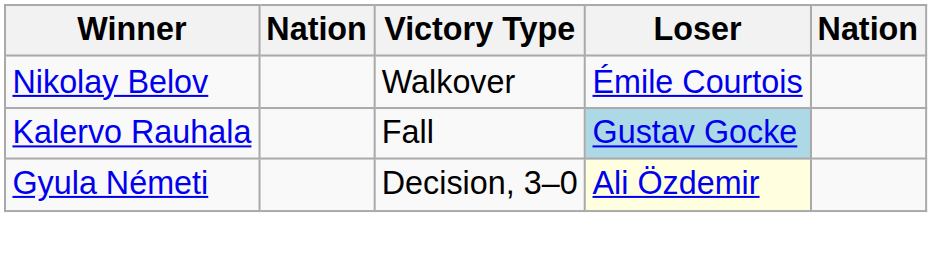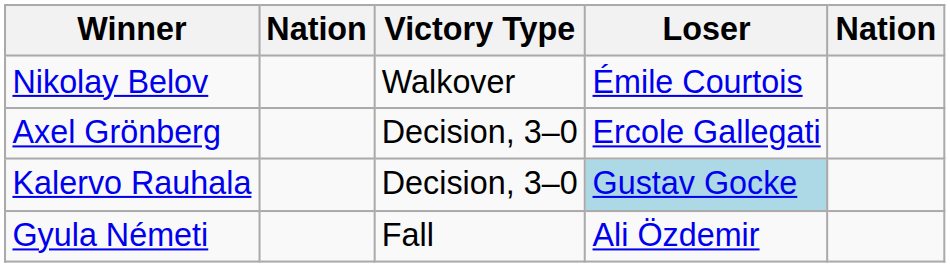+ row: (117, 132)
(408, 132) Fall -> (480, 183) Decision, 3–0
(480, 183) Decision, 3–0 -> (408, 235) Fall
(676, 183) lightyellow background -> (676, 235) no background
